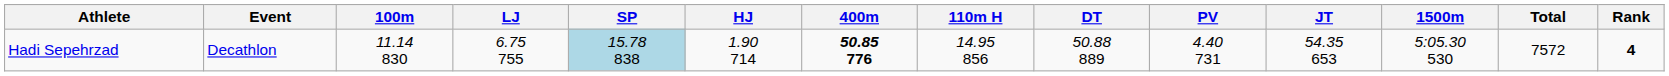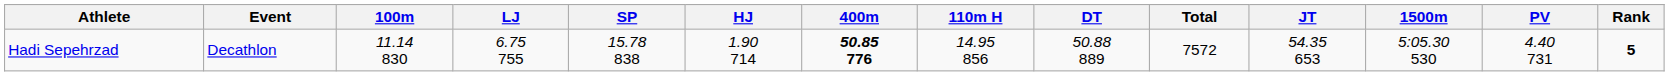columns swapped: (1208, 17) <-> (1548, 17)
(627, 50) lightblue background -> (627, 50) no background
(1631, 50) 4 -> (1631, 50) 5
